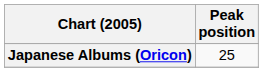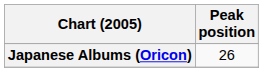(227, 55) 25 -> (227, 55) 26
